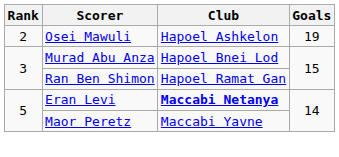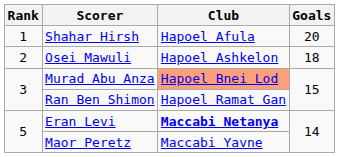+ row: (92, 36)
(312, 36) 19 -> (312, 57) 18
(220, 57) no background -> (220, 79) lightsalmon background
